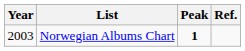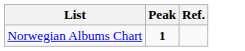- column: (21, 14)
